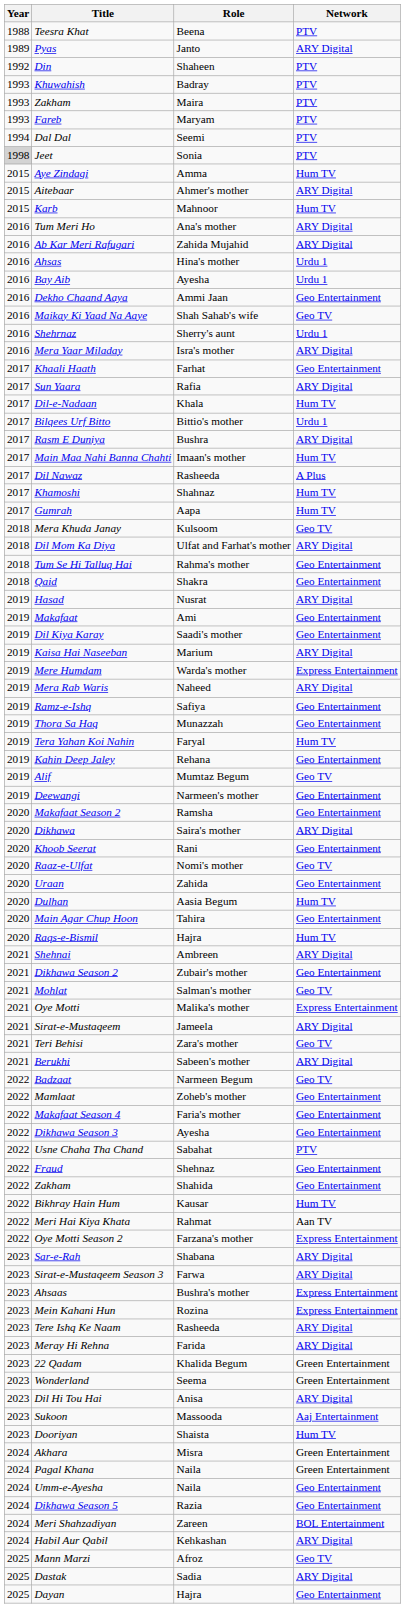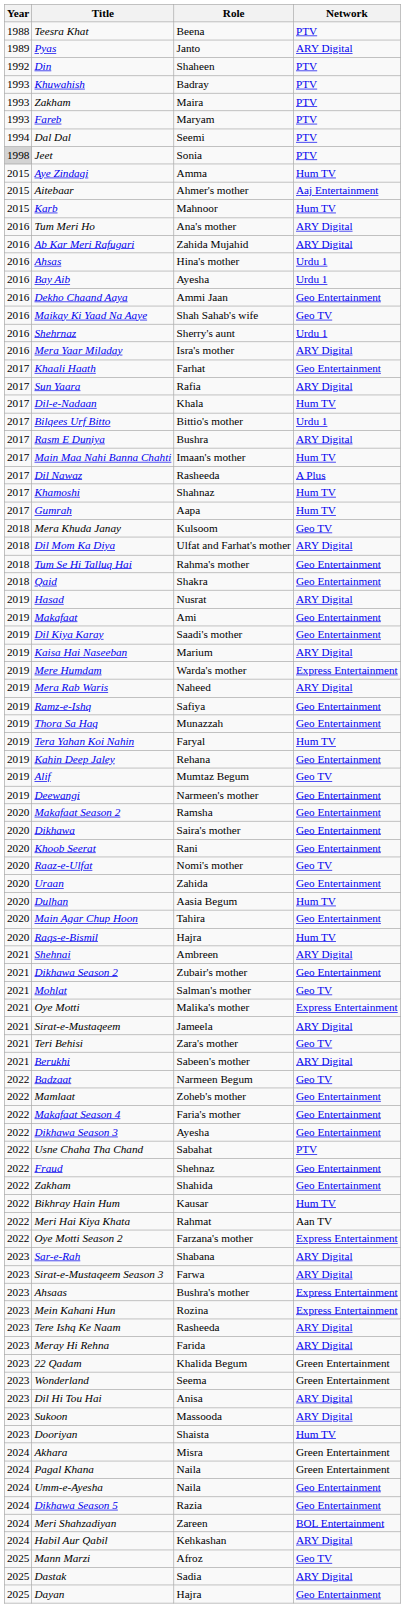(324, 191) ARY Digital -> (337, 191) Aaj Entertainment
(324, 830) ARY Digital -> (338, 830) Geo Entertainment
(337, 1416) Aaj Entertainment -> (324, 1416) ARY Digital
